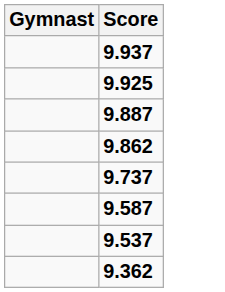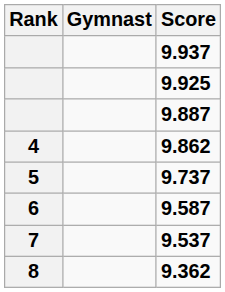+ column: (33, 20)
